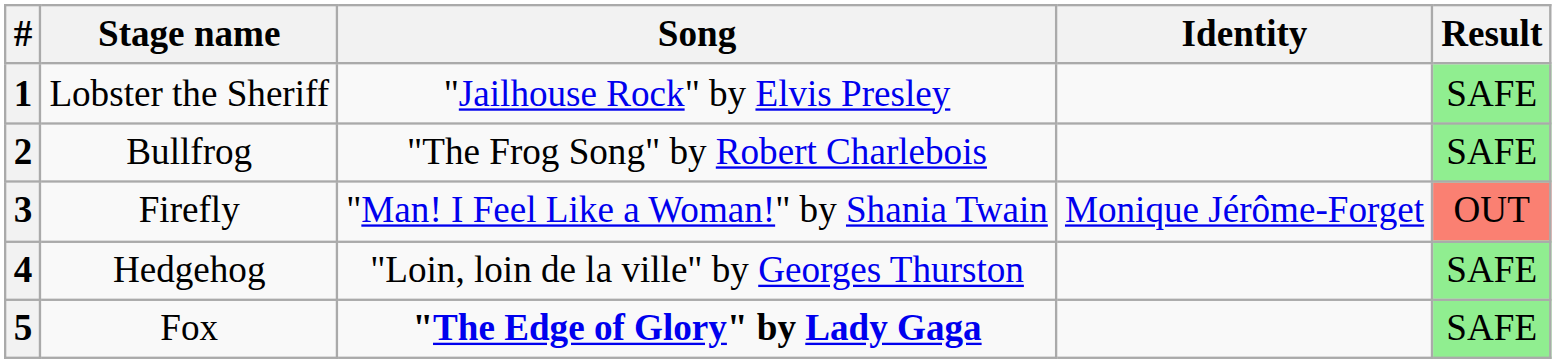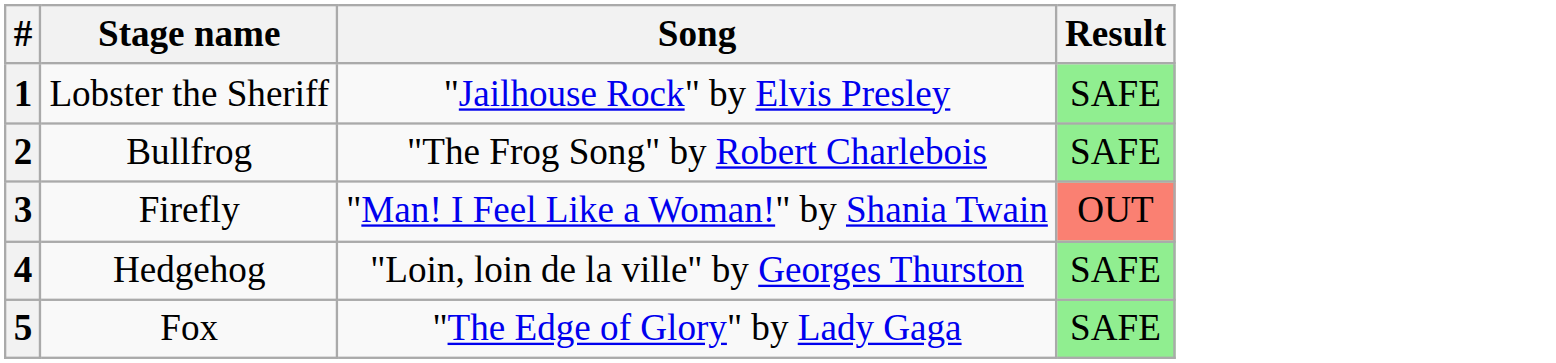- column: (1245, 33)
(697, 328) bold -> (697, 328) normal
